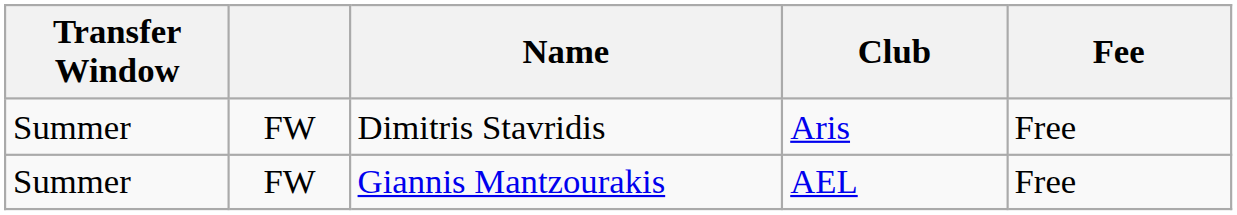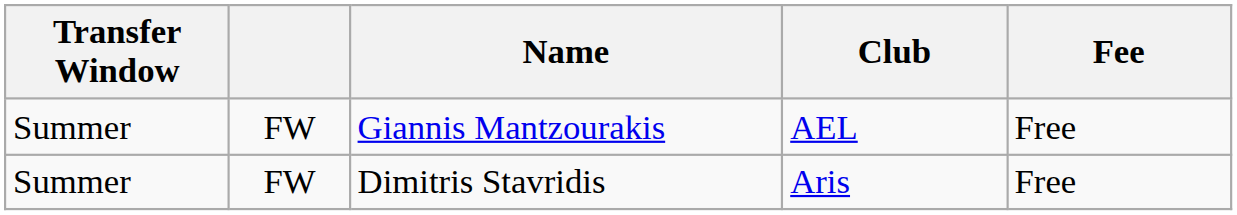rows swapped: (511, 181) <-> (482, 126)
